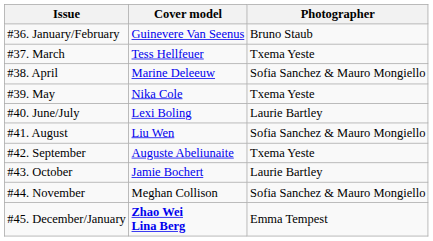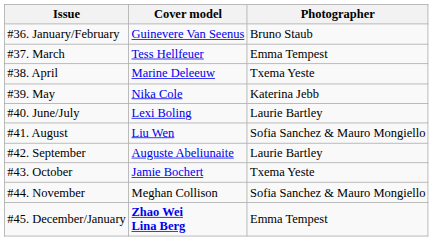(282, 53) Txema Yeste -> (289, 53) Emma Tempest
(338, 73) Sofia Sanchez & Mauro Mongiello -> (282, 73) Txema Yeste
(282, 93) Txema Yeste -> (285, 93) Katerina Jebb
(282, 152) Txema Yeste -> (286, 152) Laurie Bartley
(286, 172) Laurie Bartley -> (282, 172) Txema Yeste
